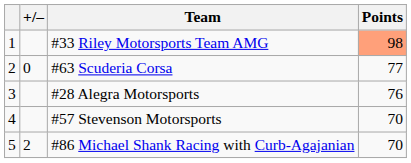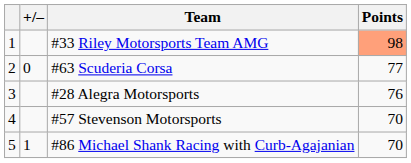(27, 145) 2 -> (27, 145) 1
